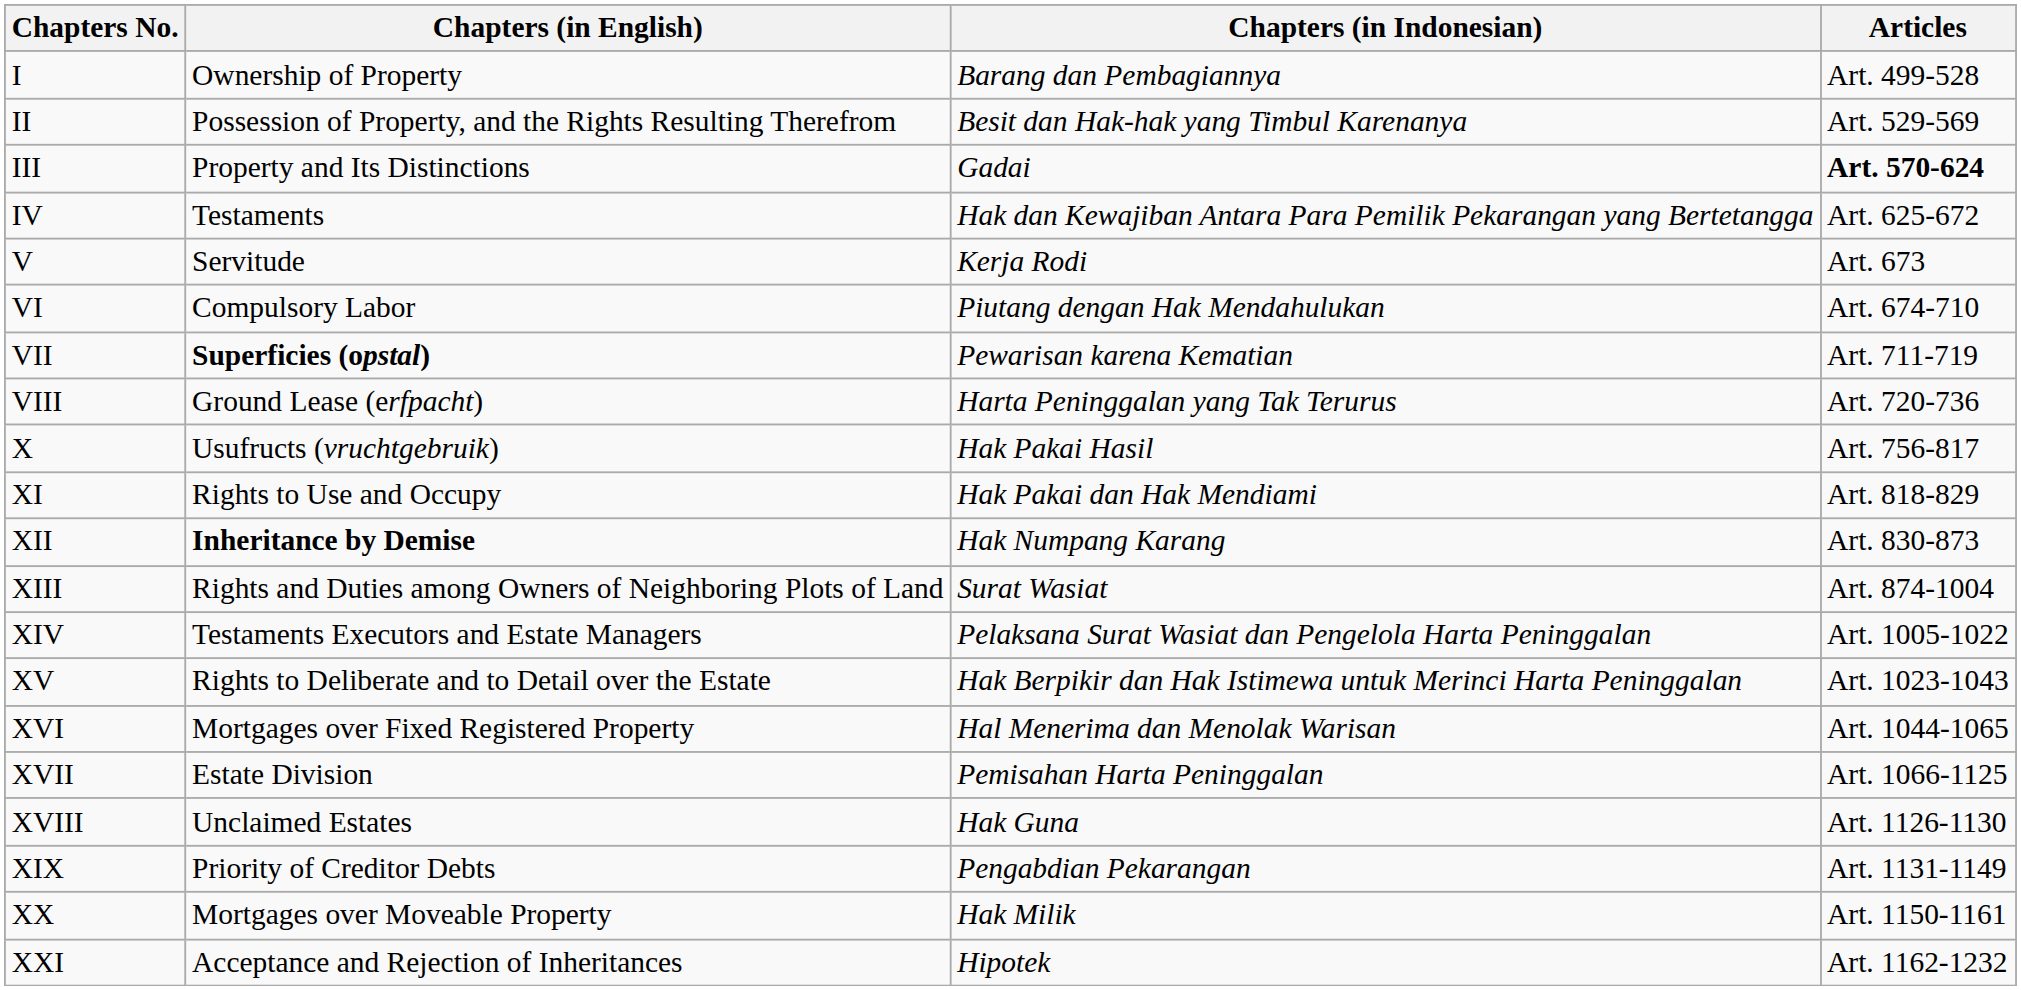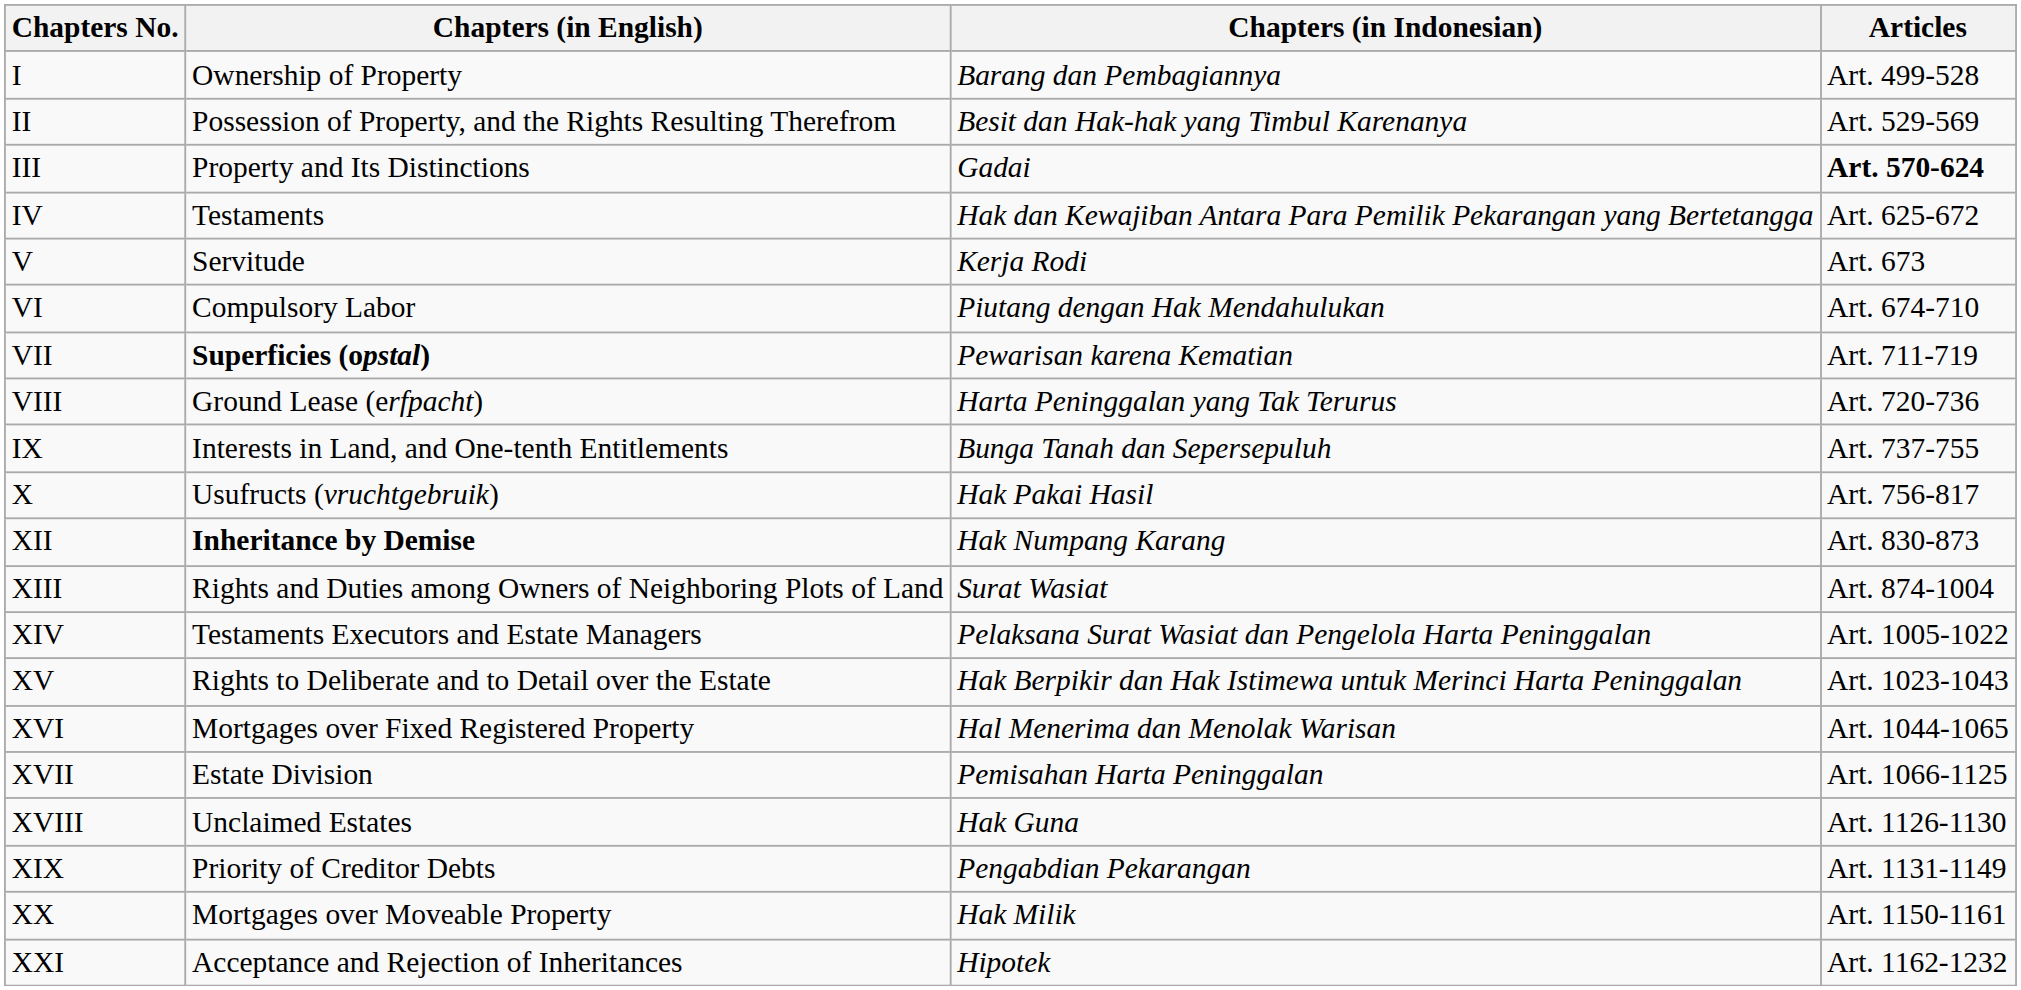+ row: (27, 448)
- row: (27, 494)
